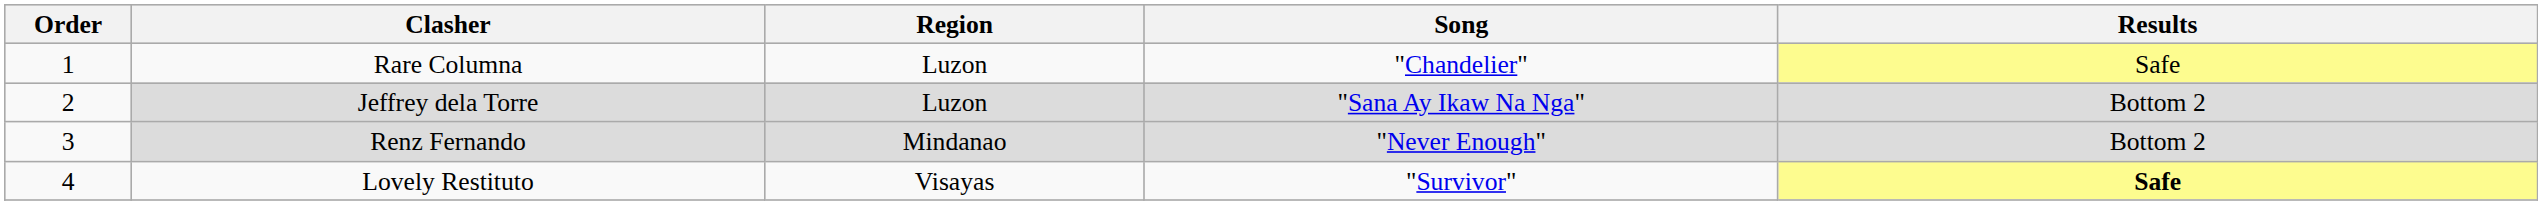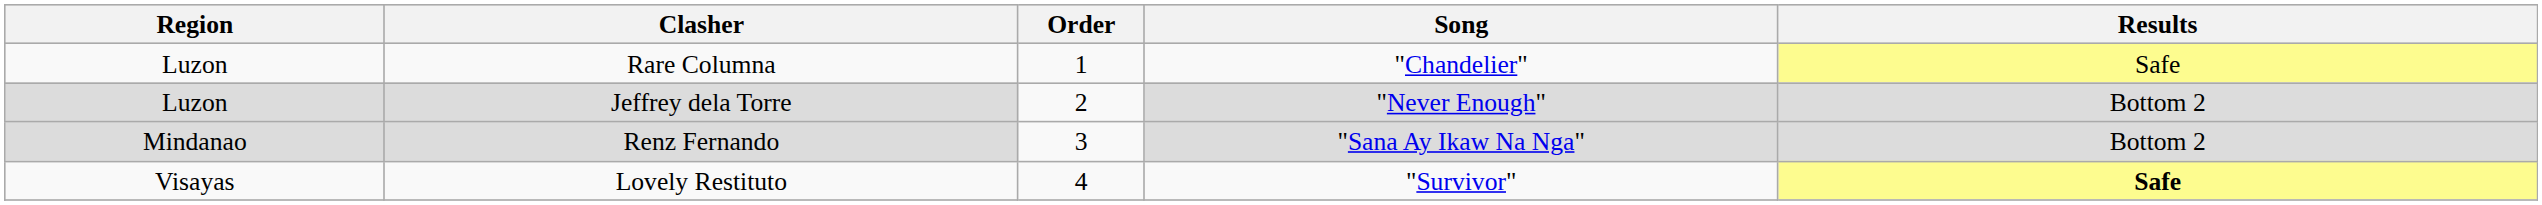columns swapped: (68, 24) <-> (955, 24)
(1461, 102) "Sana Ay Ikaw Na Nga" -> (1461, 102) "Never Enough"
(1461, 141) "Never Enough" -> (1461, 141) "Sana Ay Ikaw Na Nga"
